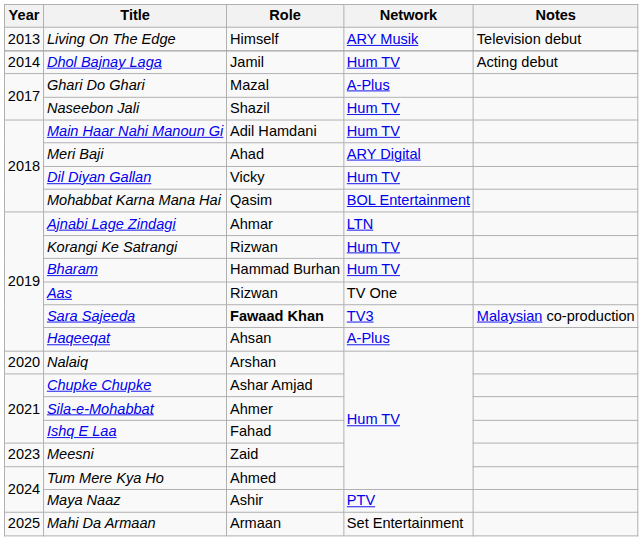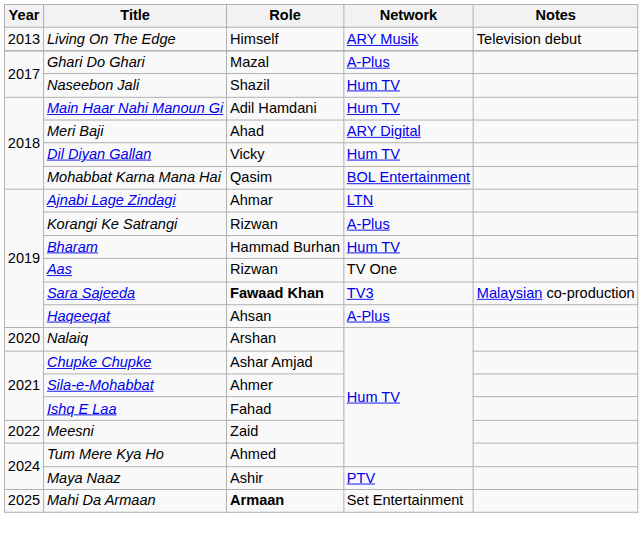- row: (104, 62)
(373, 246) Hum TV -> (368, 223) A-Plus
(24, 454) 2023 -> (24, 431) 2022
(256, 524) normal -> (257, 500) bold
